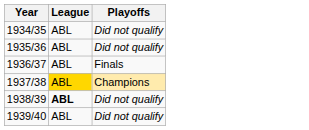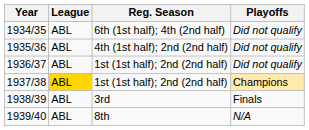+ column: (161, 13)
(109, 64) Finals -> (267, 64) Did not qualify
(62, 99) bold -> (61, 99) normal
(129, 99) Did not qualify -> (247, 99) Finals
(129, 116) Did not qualify -> (242, 116) N/A
